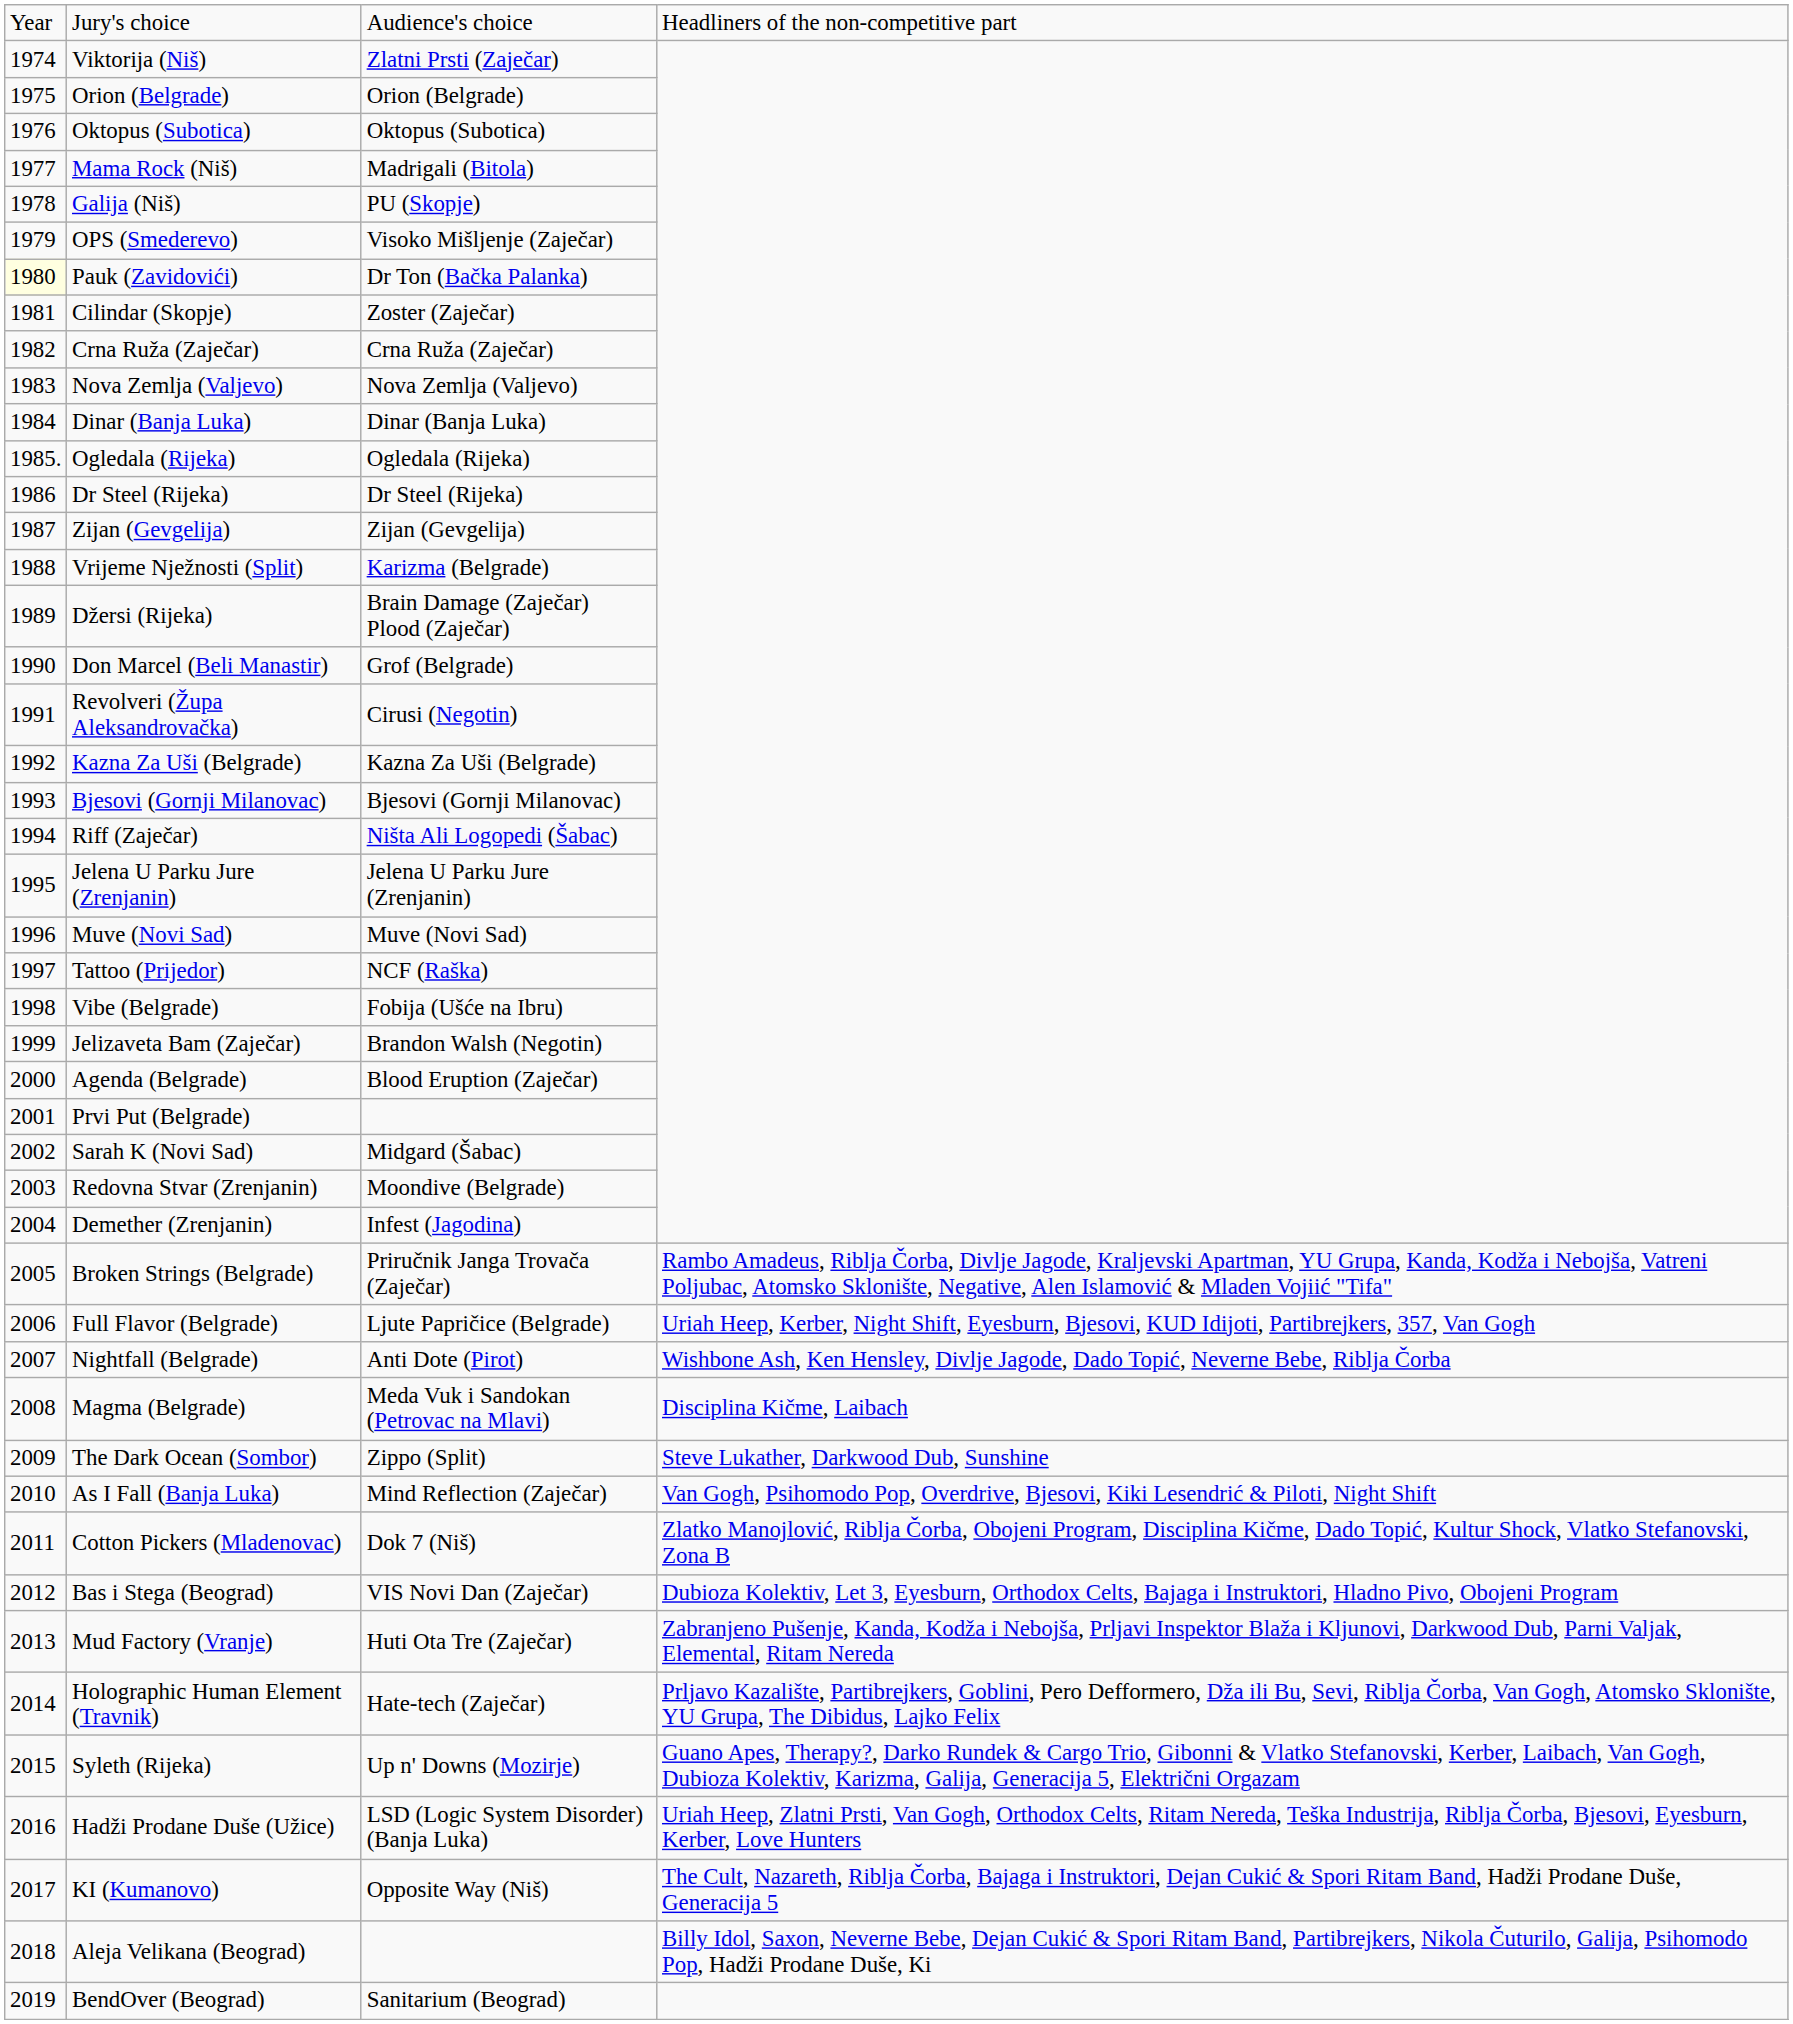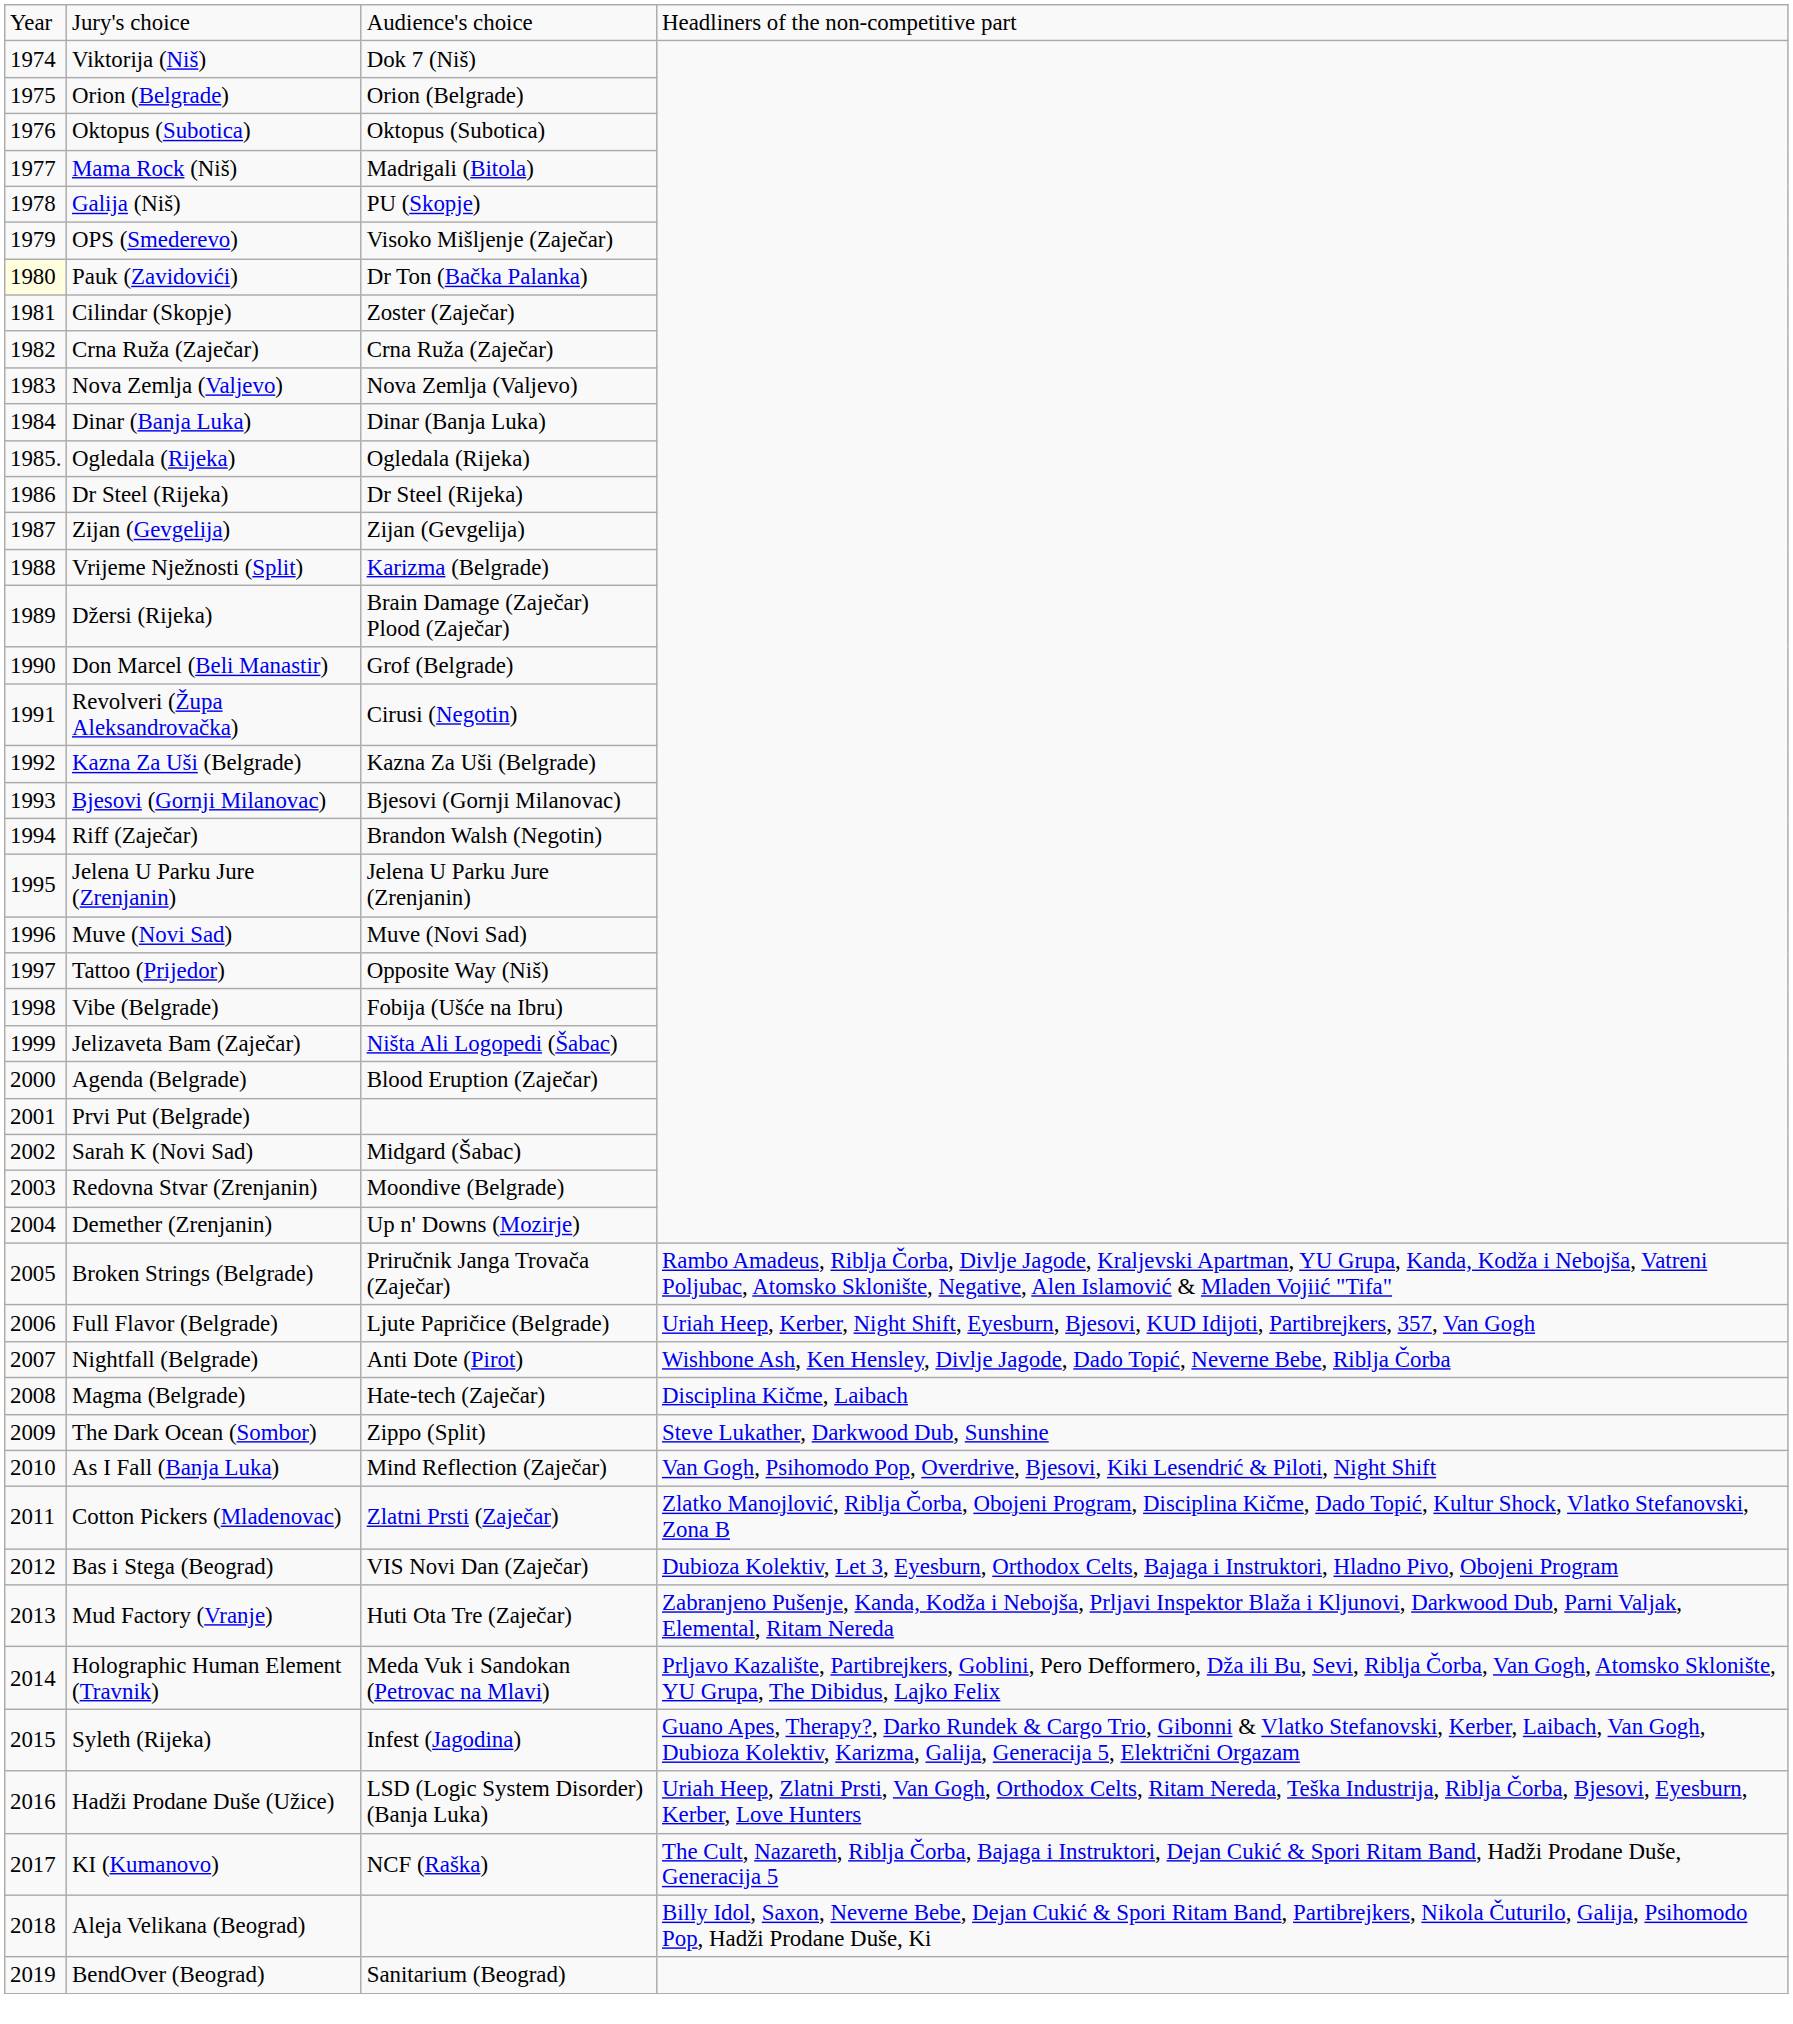(463, 58) Zlatni Prsti (Zaječar) -> (421, 58) Dok 7 (Niš)
(492, 836) Ništa Ali Logopedi (Šabac) -> (484, 836) Brandon Walsh (Negotin)
(427, 970) NCF (Raška) -> (458, 970) Opposite Way (Niš)
(484, 1043) Brandon Walsh (Negotin) -> (492, 1043) Ništa Ali Logopedi (Šabac)
(444, 1224) Infest (Jagodina) -> (473, 1224) Up n' Downs (Mozirje)
(468, 1408) Meda Vuk i Sandokan (Petrovac na Mlavi) -> (456, 1395) Hate-tech (Zaječar)
(421, 1543) Dok 7 (Niš) -> (463, 1517) Zlatni Prsti (Zaječar)
(456, 1703) Hate-tech (Zaječar) -> (468, 1677) Meda Vuk i Sandokan (Petrovac na Mlavi)
(473, 1765) Up n' Downs (Mozirje) -> (444, 1739) Infest (Jagodina)
(458, 1889) Opposite Way (Niš) -> (427, 1863) NCF (Raška)
